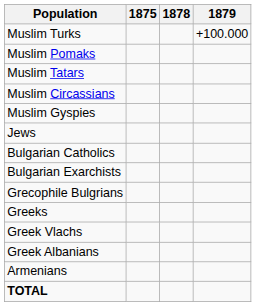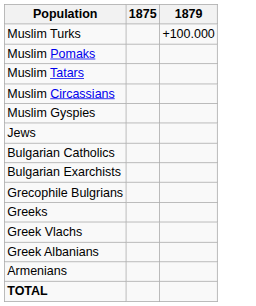- column: (176, 14)
